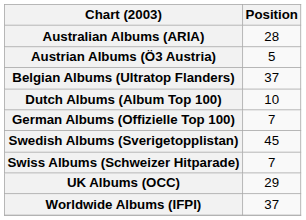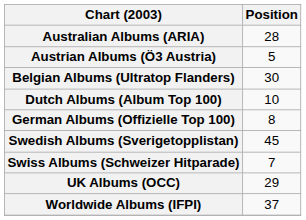(272, 78) 37 -> (272, 78) 30
(272, 120) 7 -> (272, 120) 8
